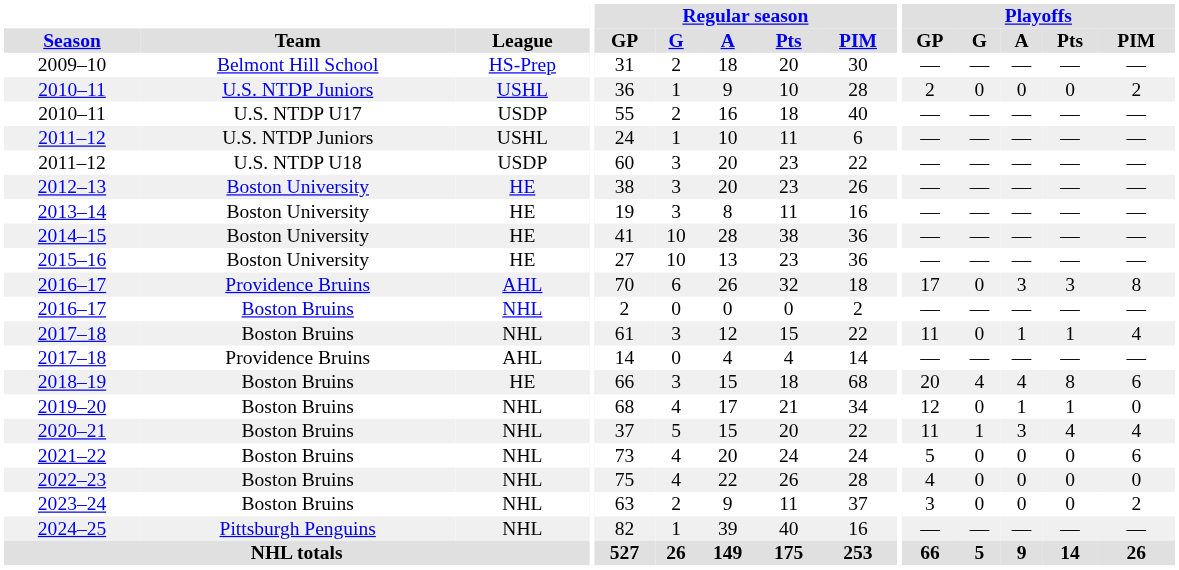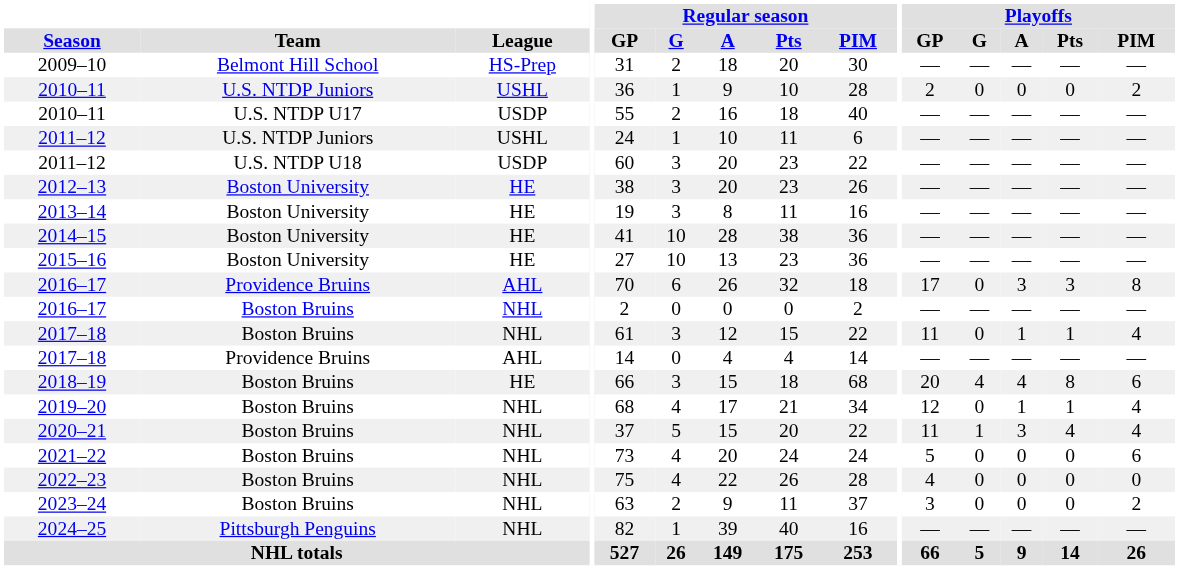(1136, 406) 0 -> (1136, 406) 4
